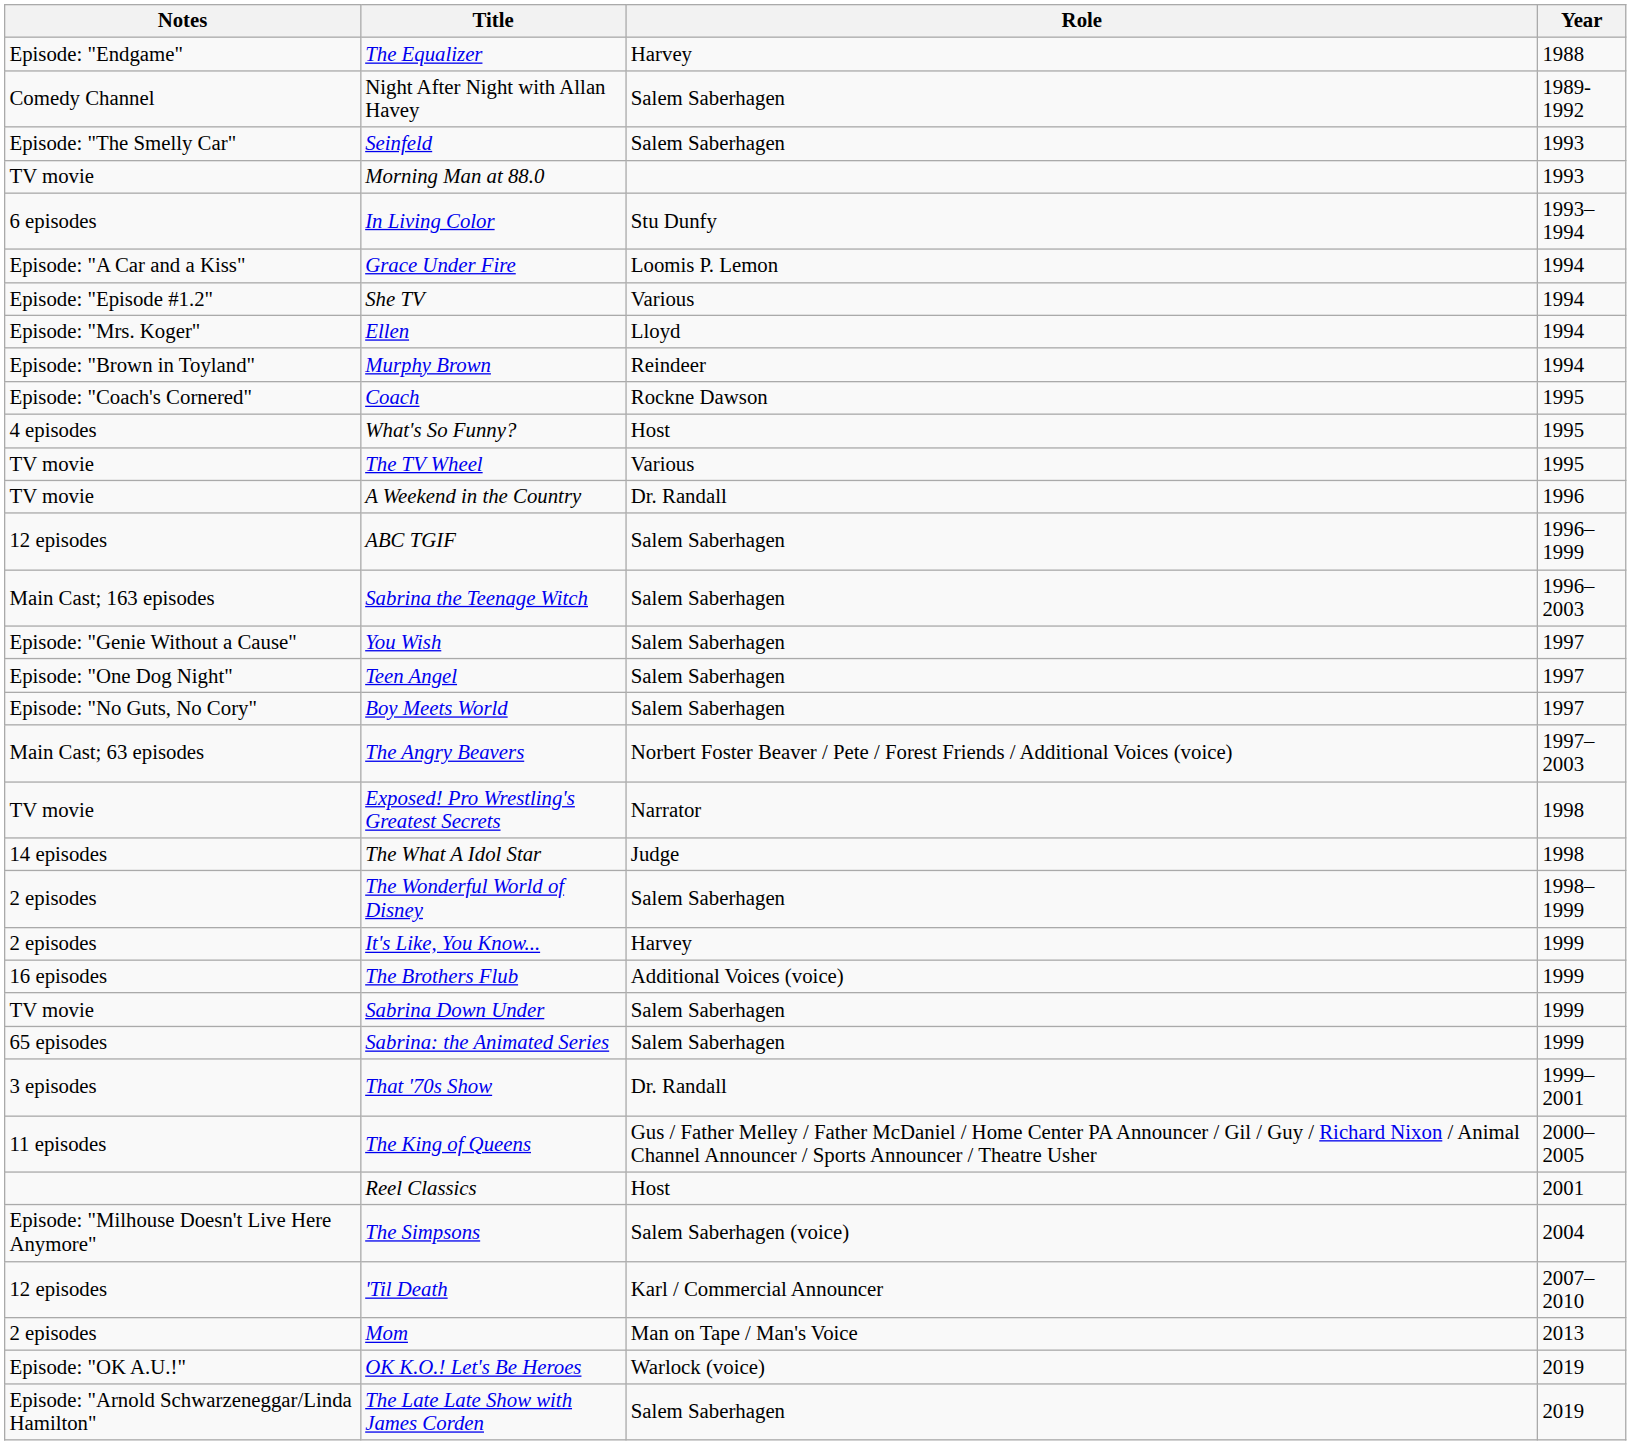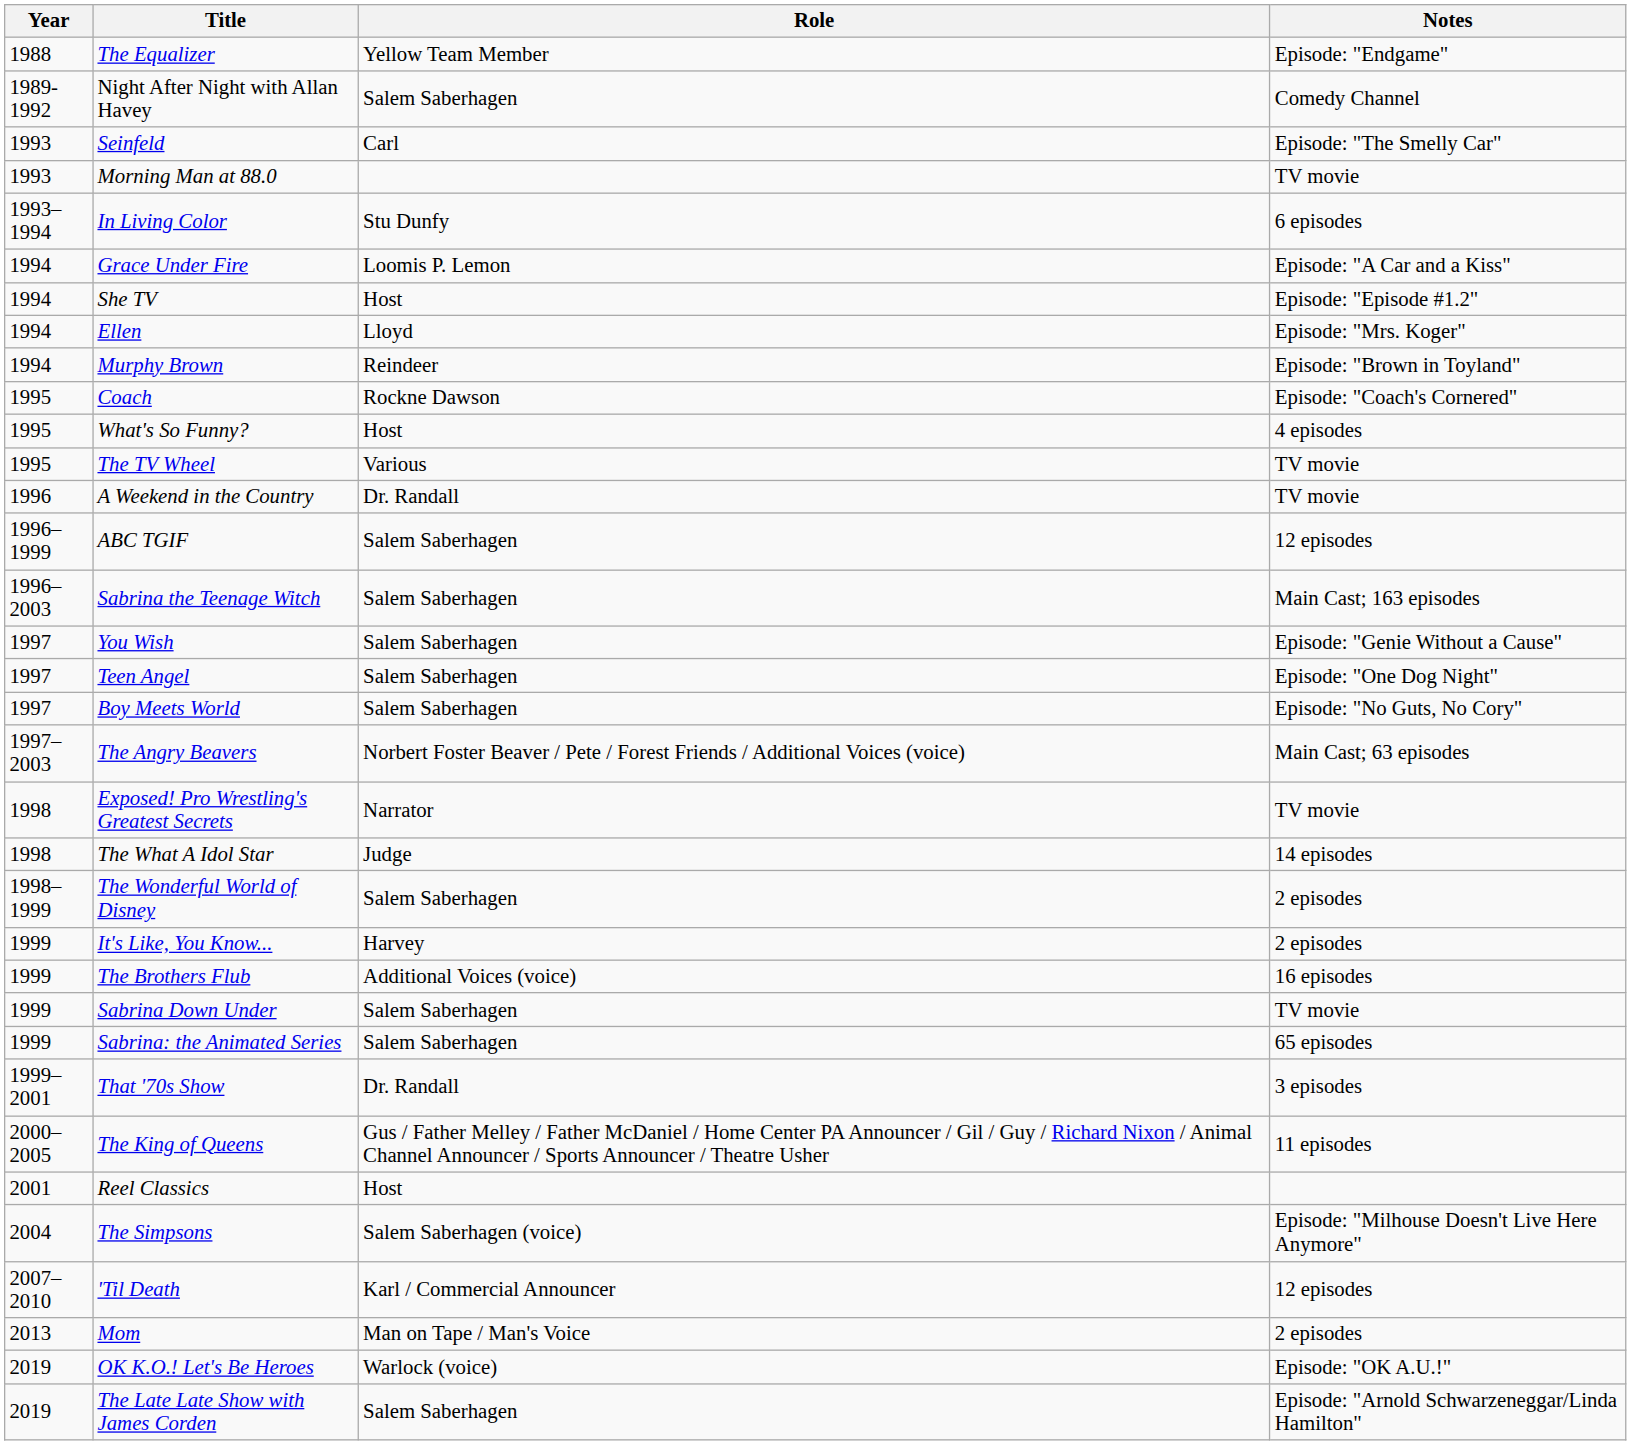columns swapped: (1582, 20) <-> (183, 20)
(661, 53) Harvey -> (456, 53) Yellow Team Member
(708, 143) Salem Saberhagen -> (381, 143) Carl
(663, 298) Various -> (383, 298) Host
